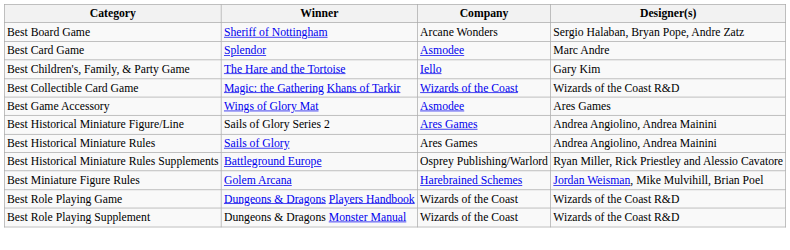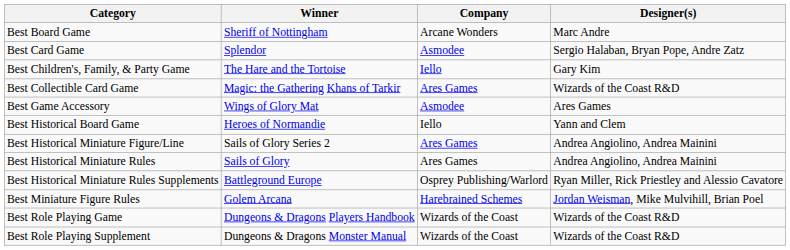(649, 32) Sergio Halaban, Bryan Pope, Andre Zatz -> (581, 32) Marc Andre
(581, 50) Marc Andre -> (649, 50) Sergio Halaban, Bryan Pope, Andre Zatz
(469, 87) Wizards of the Coast -> (449, 87) Ares Games
+ row: (73, 124)
